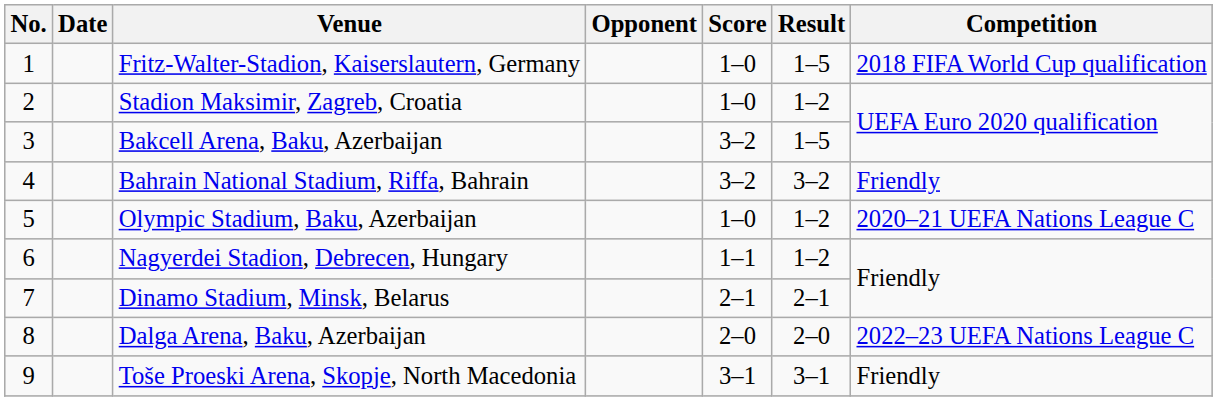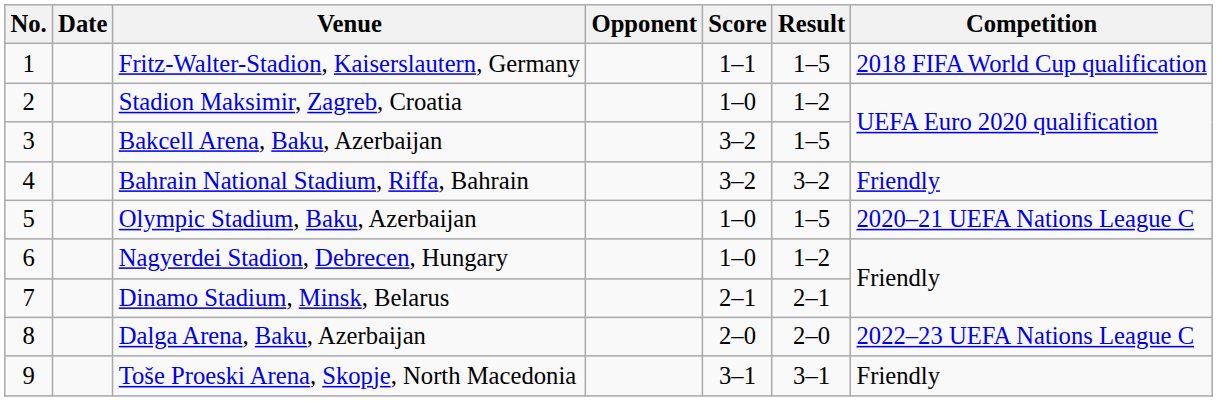(737, 63) 1–0 -> (737, 63) 1–1
(812, 219) 1–2 -> (812, 219) 1–5
(737, 258) 1–1 -> (737, 258) 1–0
